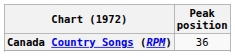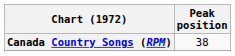(202, 42) 36 -> (202, 42) 38
